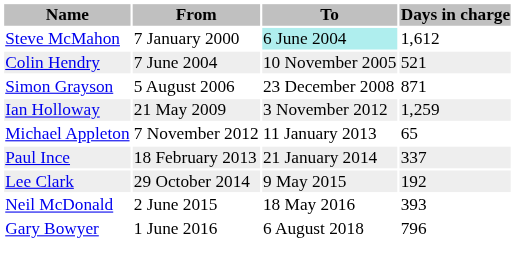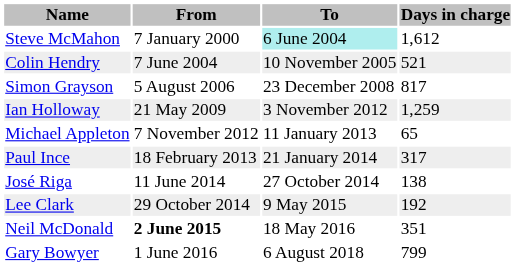(414, 86) 871 -> (414, 86) 817
(414, 157) 337 -> (414, 157) 317
+ row: (39, 181)
(176, 205) normal -> (178, 228) bold
(414, 205) 393 -> (414, 228) 351
(414, 228) 796 -> (414, 252) 799
